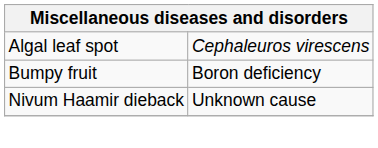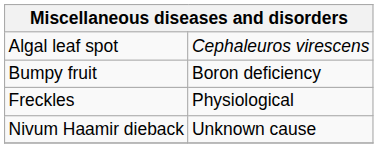+ row: (42, 101)
